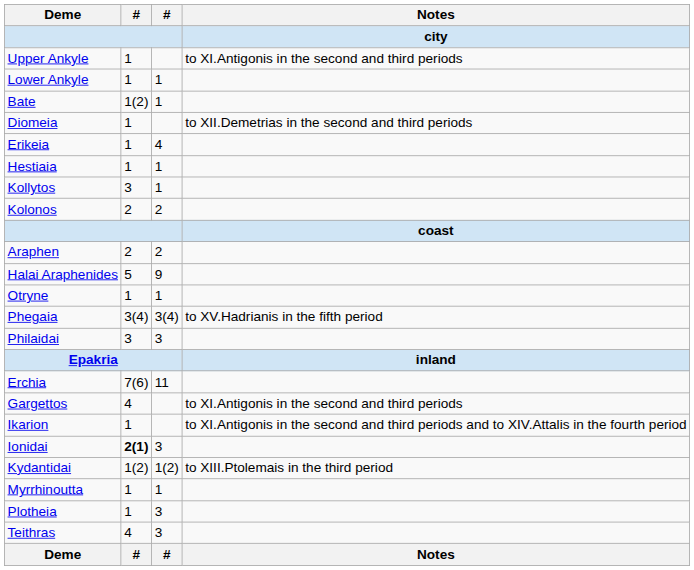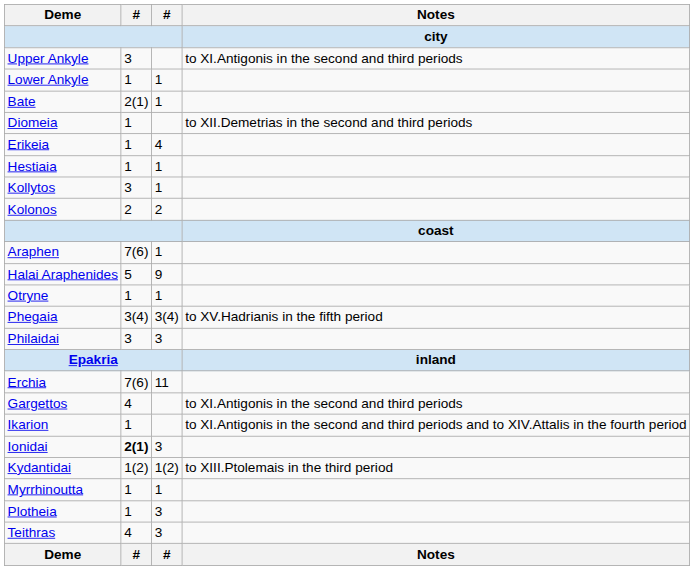(128, 58) 1 -> (128, 58) 3
(136, 101) 1(2) -> (136, 101) 2(1)
(128, 252) 2 -> (136, 252) 7(6)
(158, 252) 2 -> (158, 252) 1
